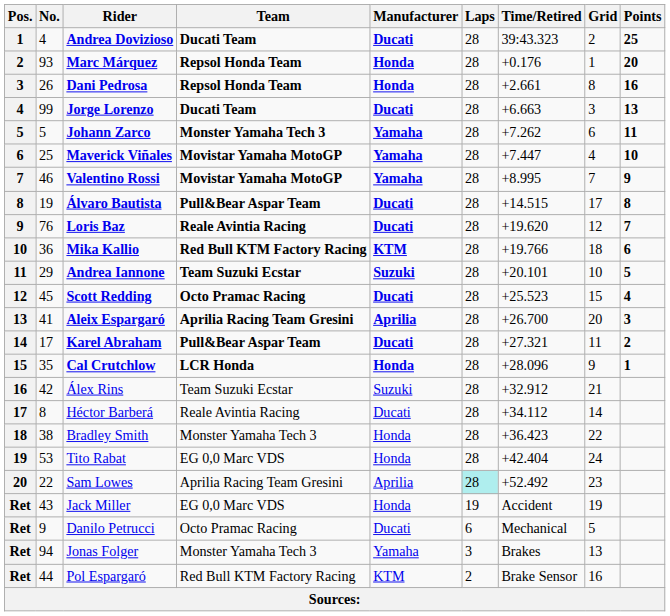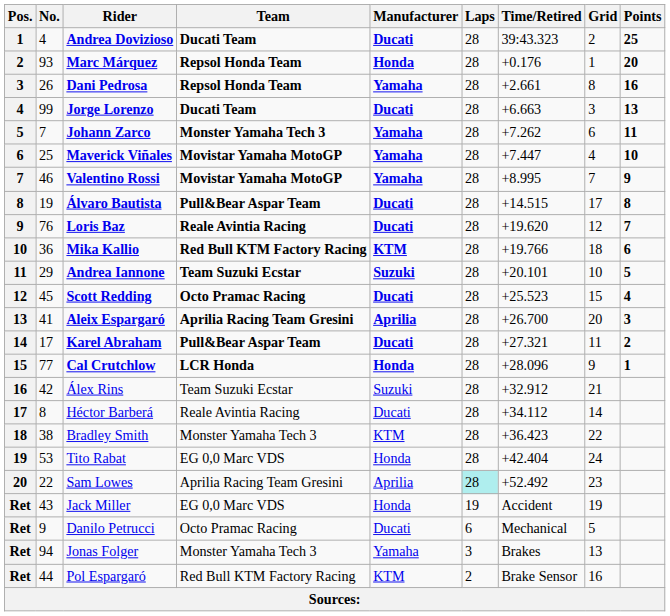(394, 86) Honda -> (398, 86) Yamaha
(43, 132) 5 -> (43, 132) 7
(46, 365) 35 -> (46, 365) 77
(392, 435) Honda -> (389, 435) KTM
